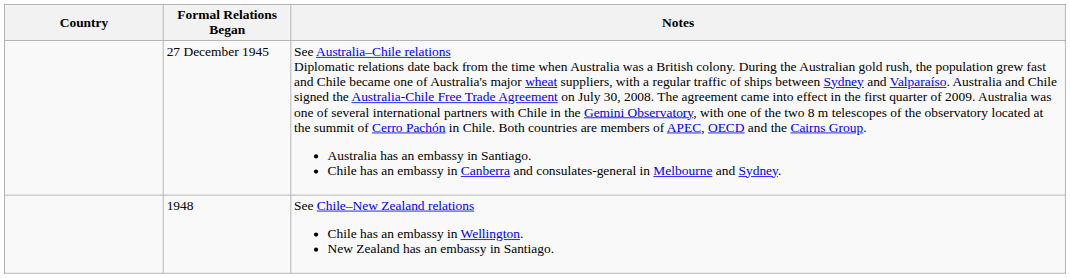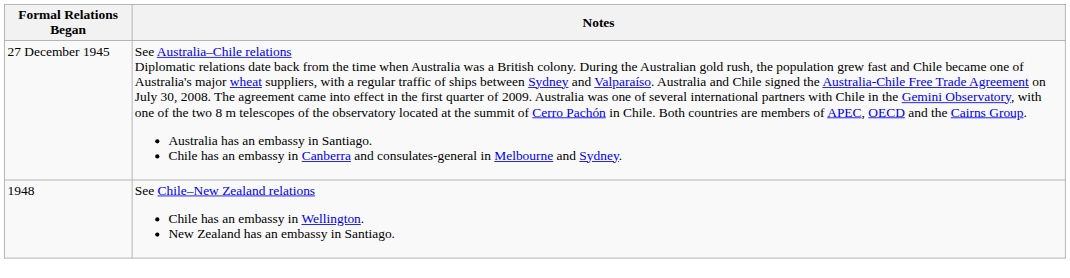- column: (84, 22)
